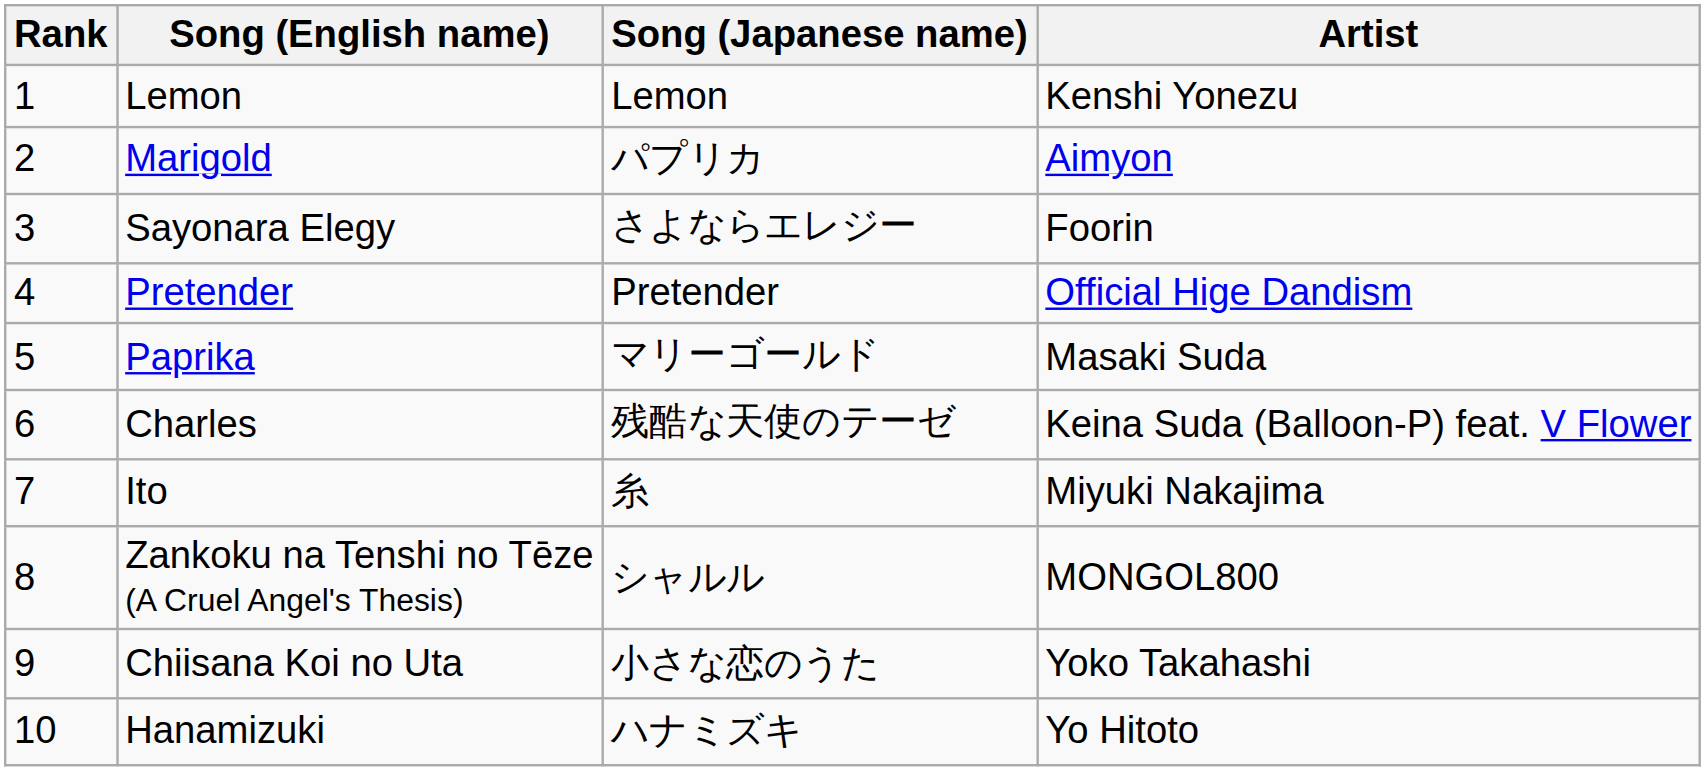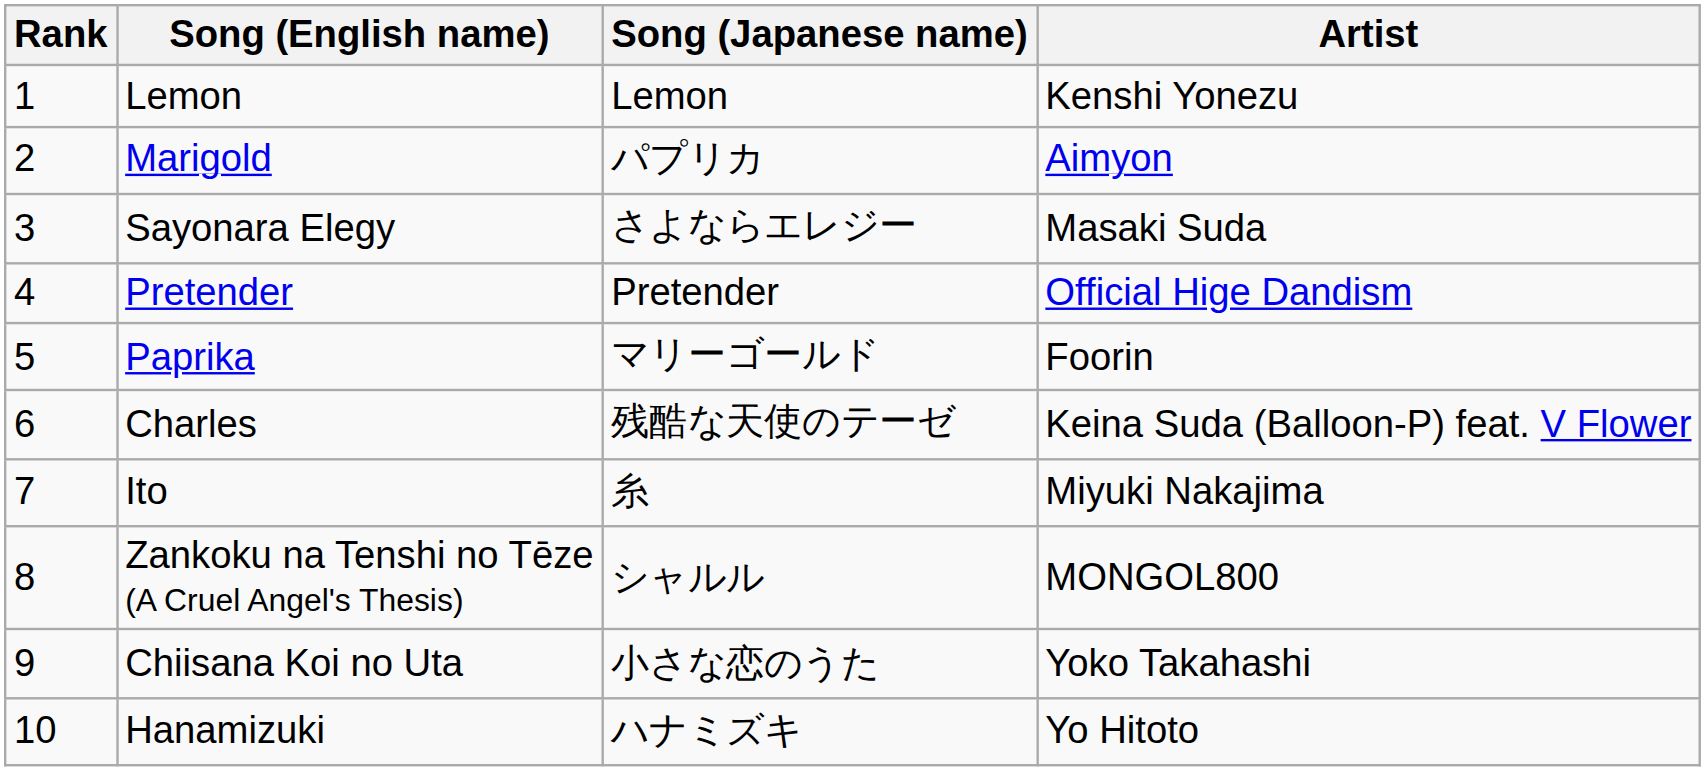(1100, 227) Foorin -> (1156, 227) Masaki Suda
(1156, 355) Masaki Suda -> (1100, 355) Foorin
